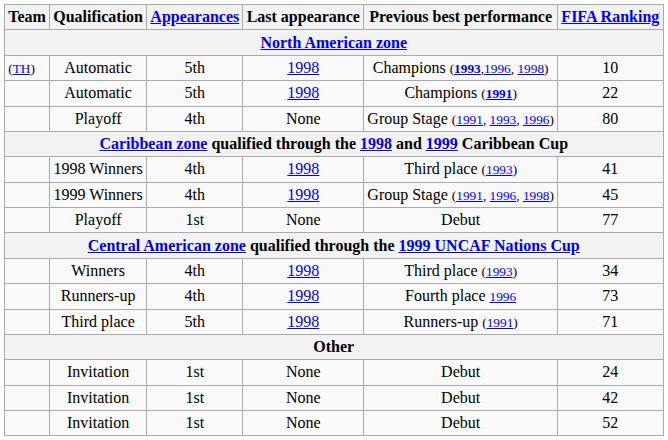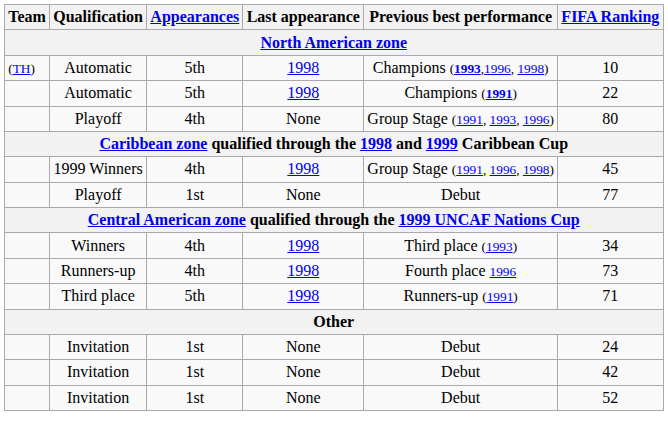- row: (98, 169)
